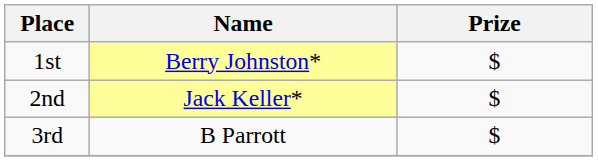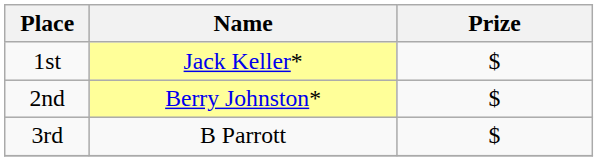(243, 60) Berry Johnston* -> (243, 60) Jack Keller*
(243, 98) Jack Keller* -> (243, 98) Berry Johnston*
